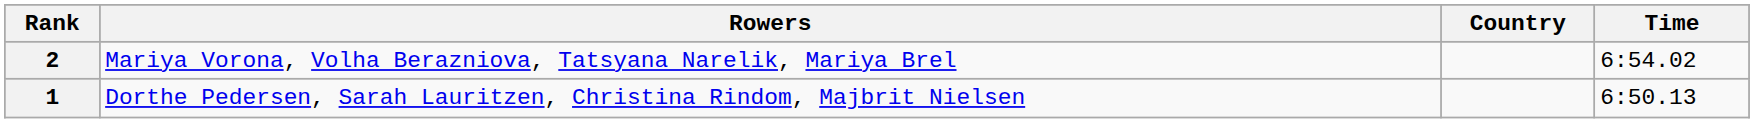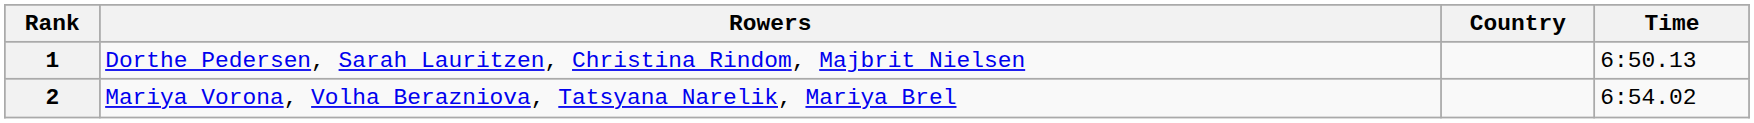rows swapped: (52, 98) <-> (52, 61)
